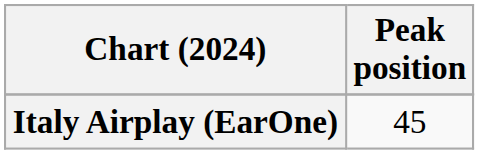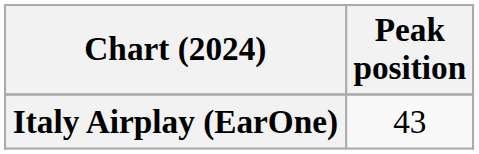(410, 121) 45 -> (410, 121) 43
